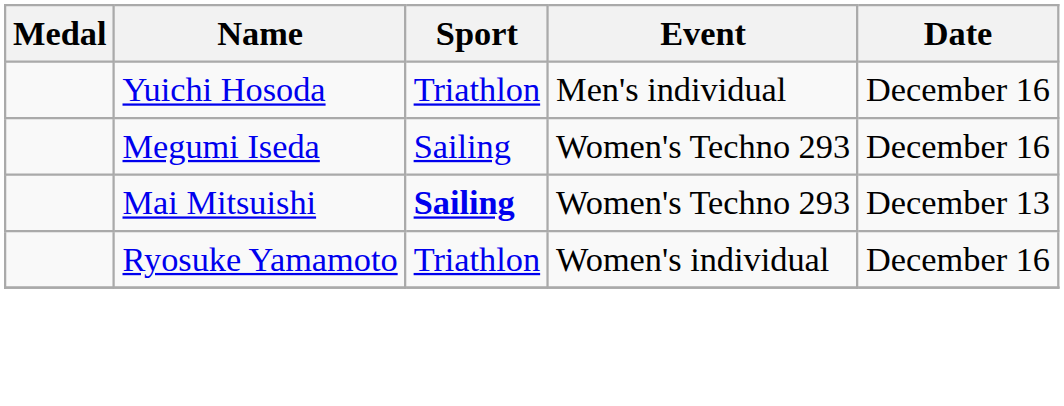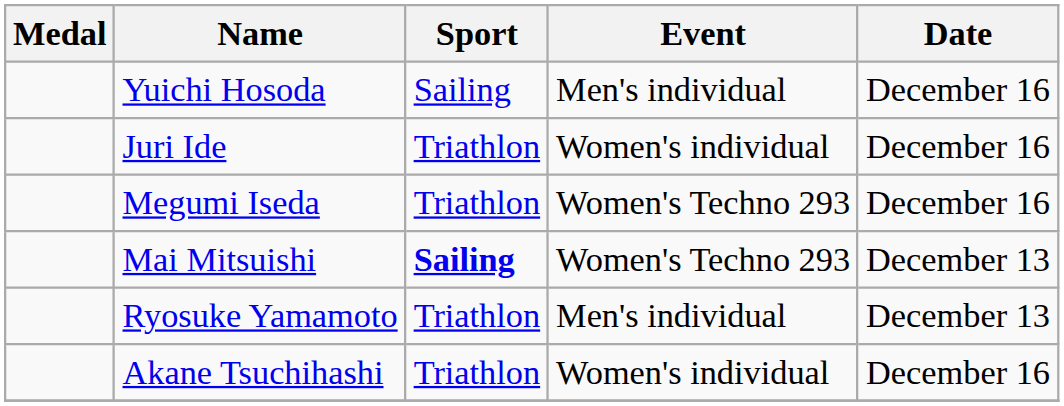(477, 89) Triathlon -> (462, 89) Sailing
+ row: (174, 146)
(462, 146) Sailing -> (477, 202) Triathlon
(693, 259) Women's individual -> (671, 316) Men's individual
(958, 259) December 16 -> (958, 316) December 13
+ row: (253, 372)
